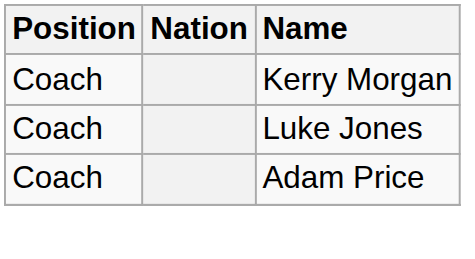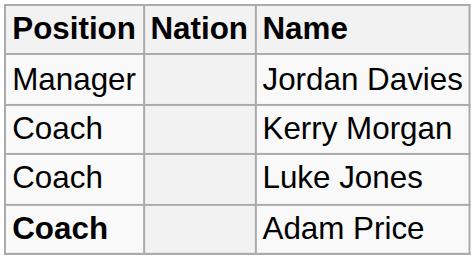+ row: (363, 79)
(58, 178) normal -> (60, 228) bold
